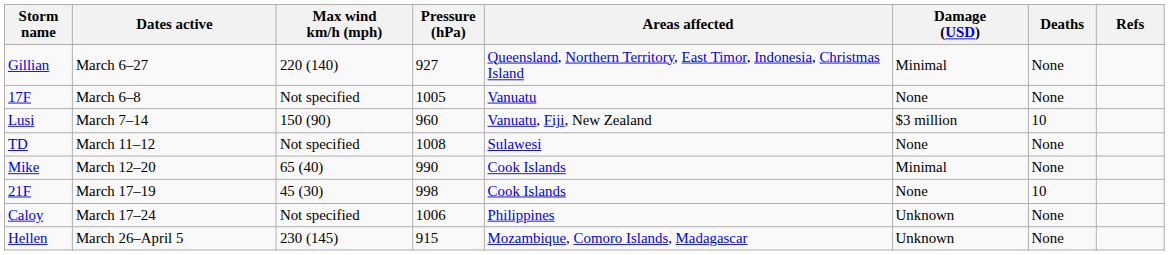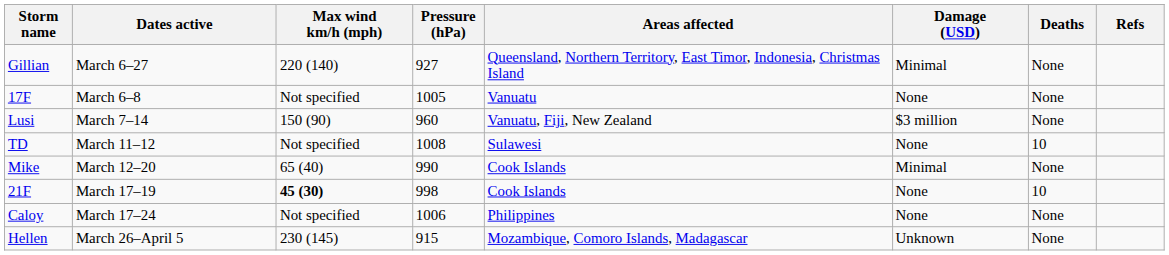(1039, 120) 10 -> (1048, 120) None
(1048, 144) None -> (1039, 144) 10
(302, 191) normal -> (302, 191) bold
(925, 214) Unknown -> (912, 214) None
